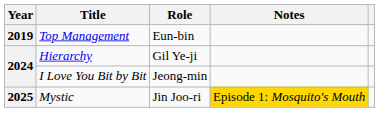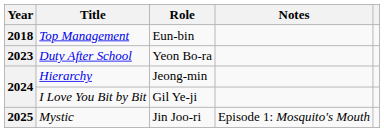(20, 35) 2019 -> (20, 35) 2018
+ row: (86, 55)
(175, 55) Gil Ye-ji -> (180, 76) Jeong-min
(180, 76) Jeong-min -> (175, 96) Gil Ye-ji
(289, 96) gold background -> (294, 117) no background
